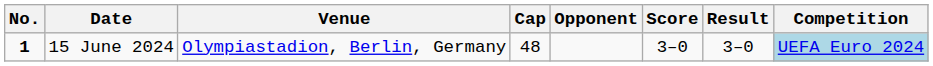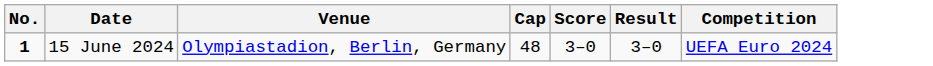- column: (596, 19)
(851, 47) lightblue background -> (759, 47) no background
